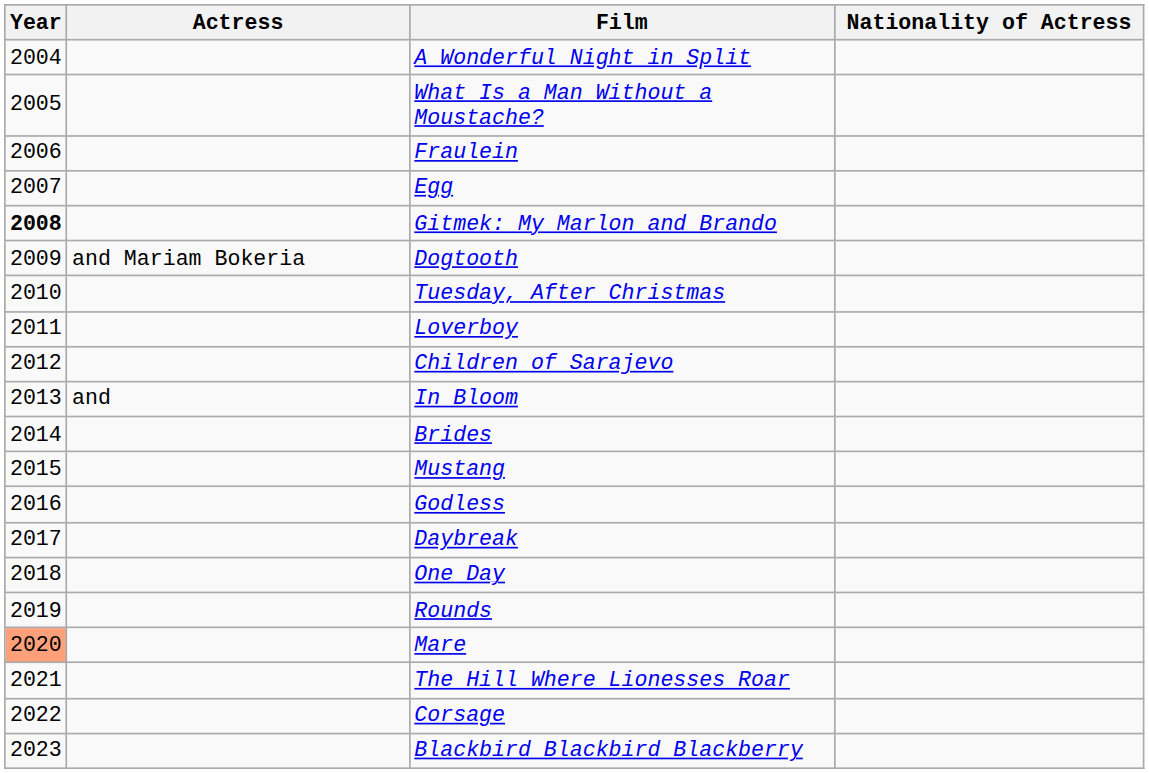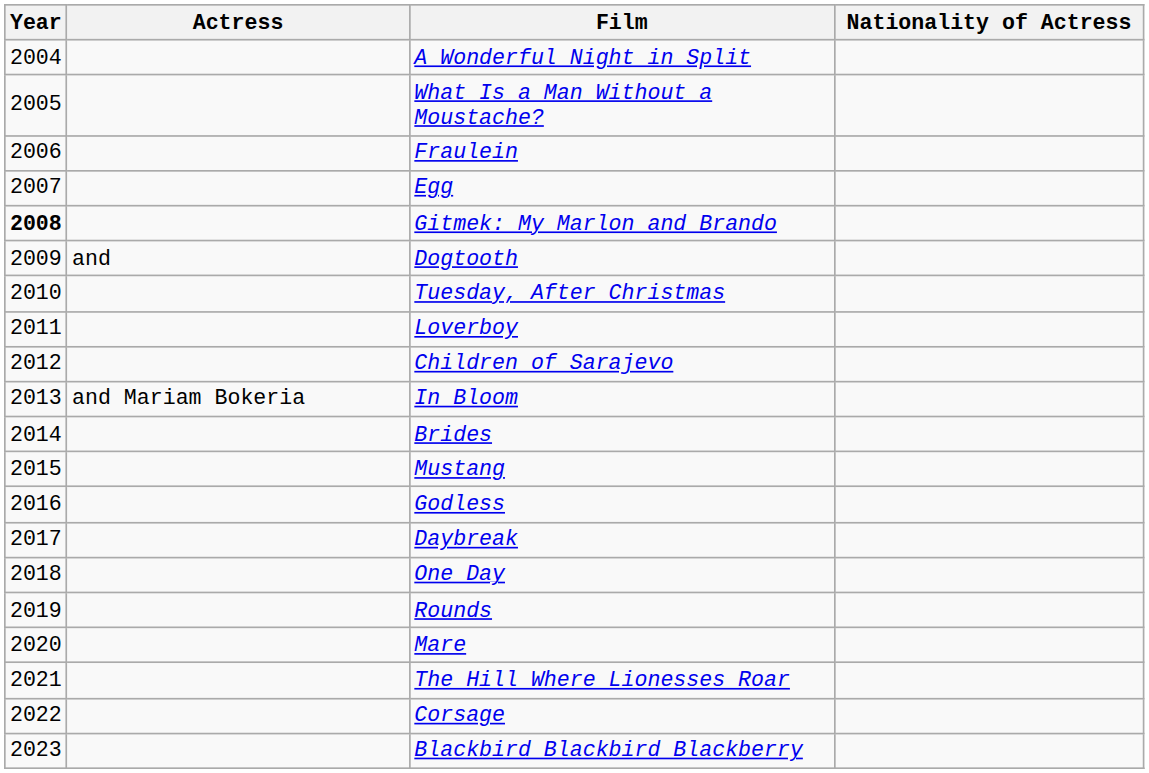(189, 258) and Mariam Bokeria -> (91, 258) and
(91, 399) and -> (189, 399) and Mariam Bokeria
(36, 645) lightsalmon background -> (36, 645) no background
